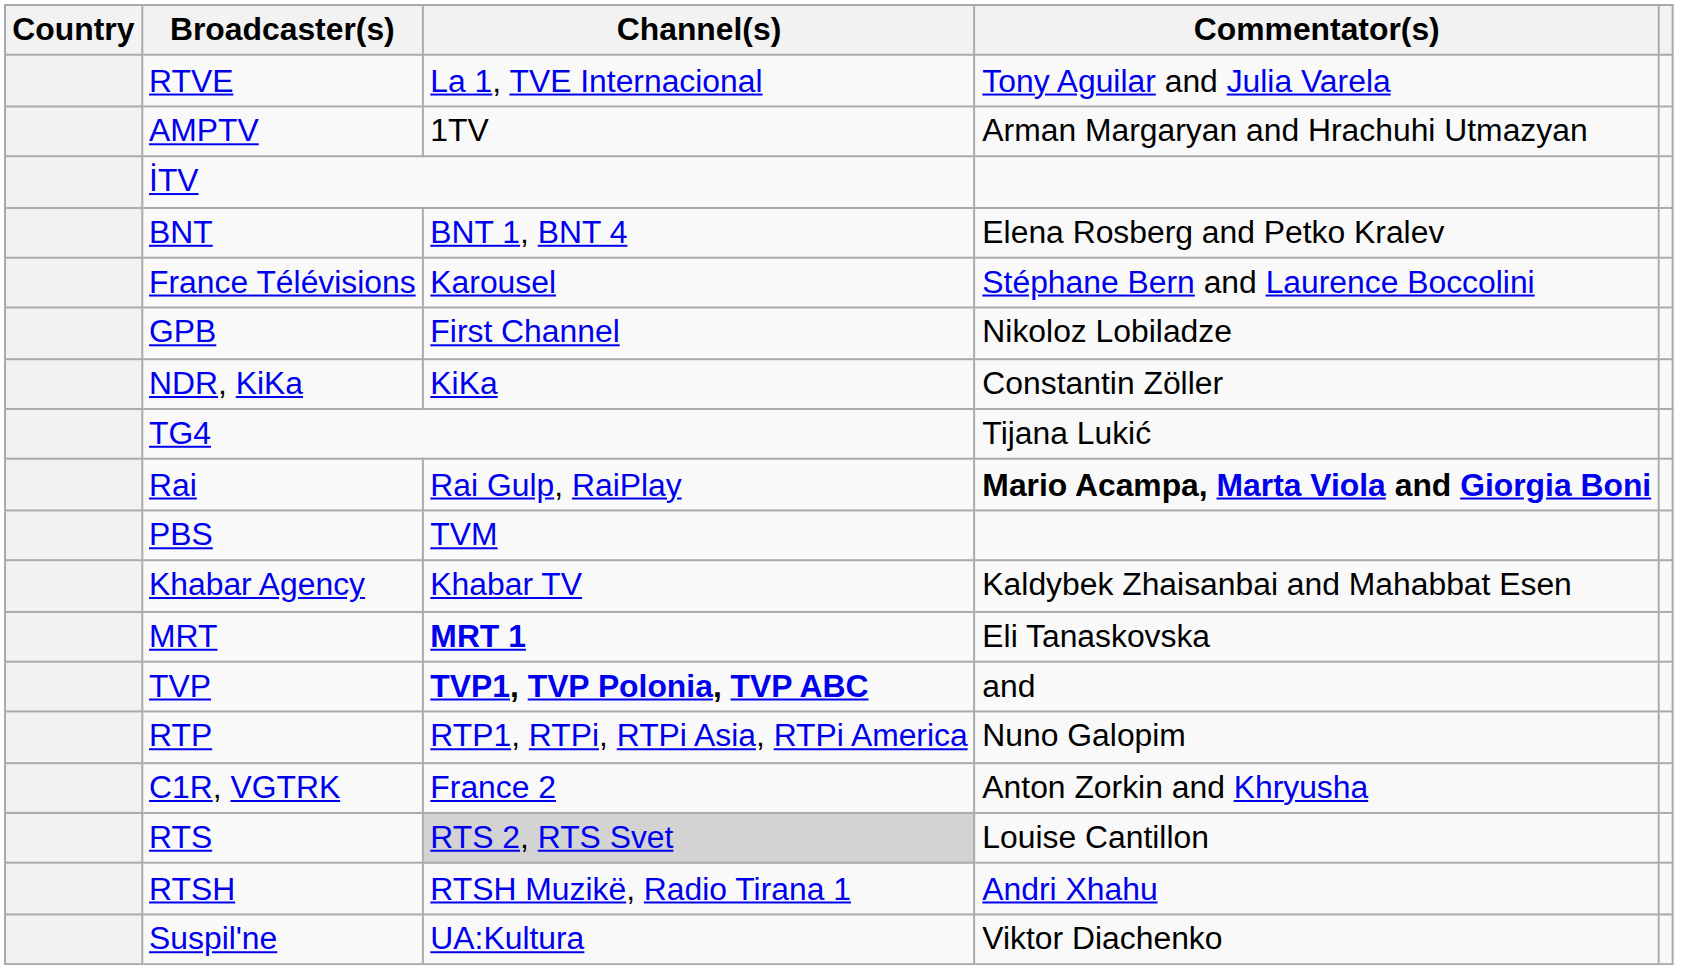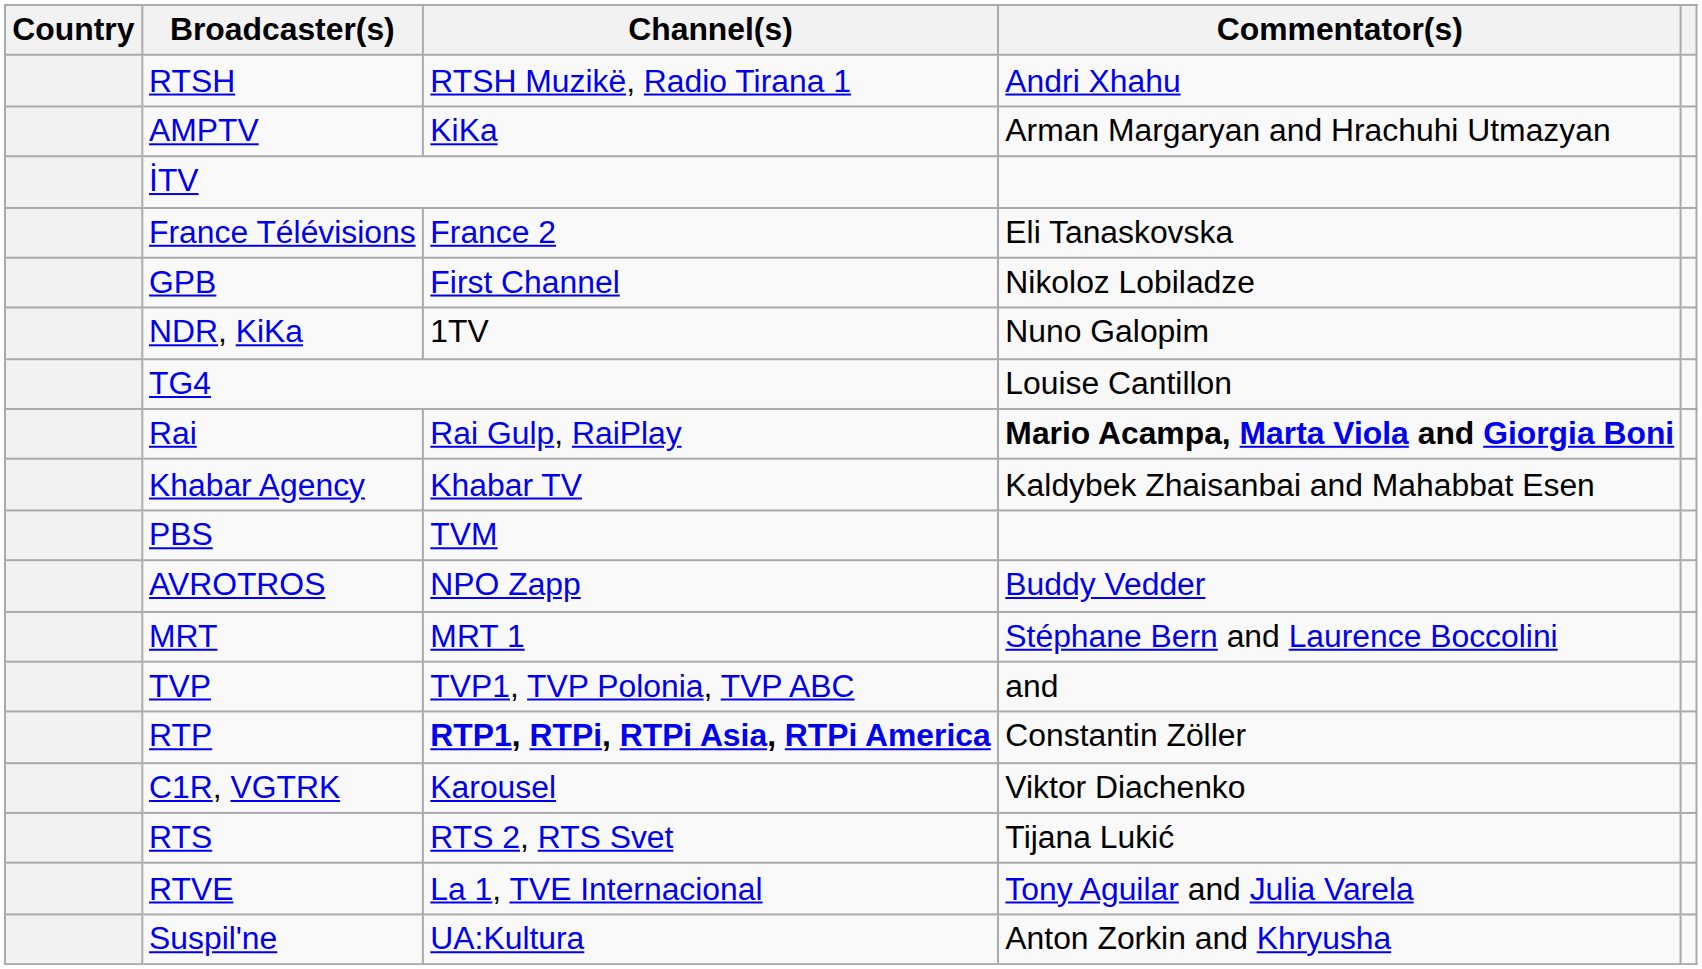rows swapped: (192, 888) <-> (191, 80)
(460, 130) 1TV -> (464, 130) KiKa
- row: (181, 231)
(493, 282) Karousel -> (493, 231) France 2
(1259, 282) Stéphane Bern and Laurence Boccolini -> (1119, 231) Eli Tanaskovska
(464, 383) KiKa -> (460, 332) 1TV
(1103, 383) Constantin Zöller -> (1107, 332) Nuno Galopim
(1067, 433) Tijana Lukić -> (1119, 383) Louise Cantillon
rows swapped: (257, 585) <-> (181, 534)
+ row: (237, 585)
(478, 635) bold -> (478, 635) normal
(1096, 635) Eli Tanaskovska -> (1282, 635) Stéphane Bern and Laurence Boccolini
(649, 686) bold -> (642, 686) normal
(699, 736) normal -> (711, 736) bold
(1084, 736) Nuno Galopim -> (1126, 736) Constantin Zöller
(493, 787) France 2 -> (493, 787) Karousel
(1175, 787) Anton Zorkin and Khryusha -> (1125, 787) Viktor Diachenko
(552, 837) lightgrey background -> (552, 837) no background
(1096, 837) Louise Cantillon -> (1090, 837) Tijana Lukić
(1102, 938) Viktor Diachenko -> (1198, 938) Anton Zorkin and Khryusha
